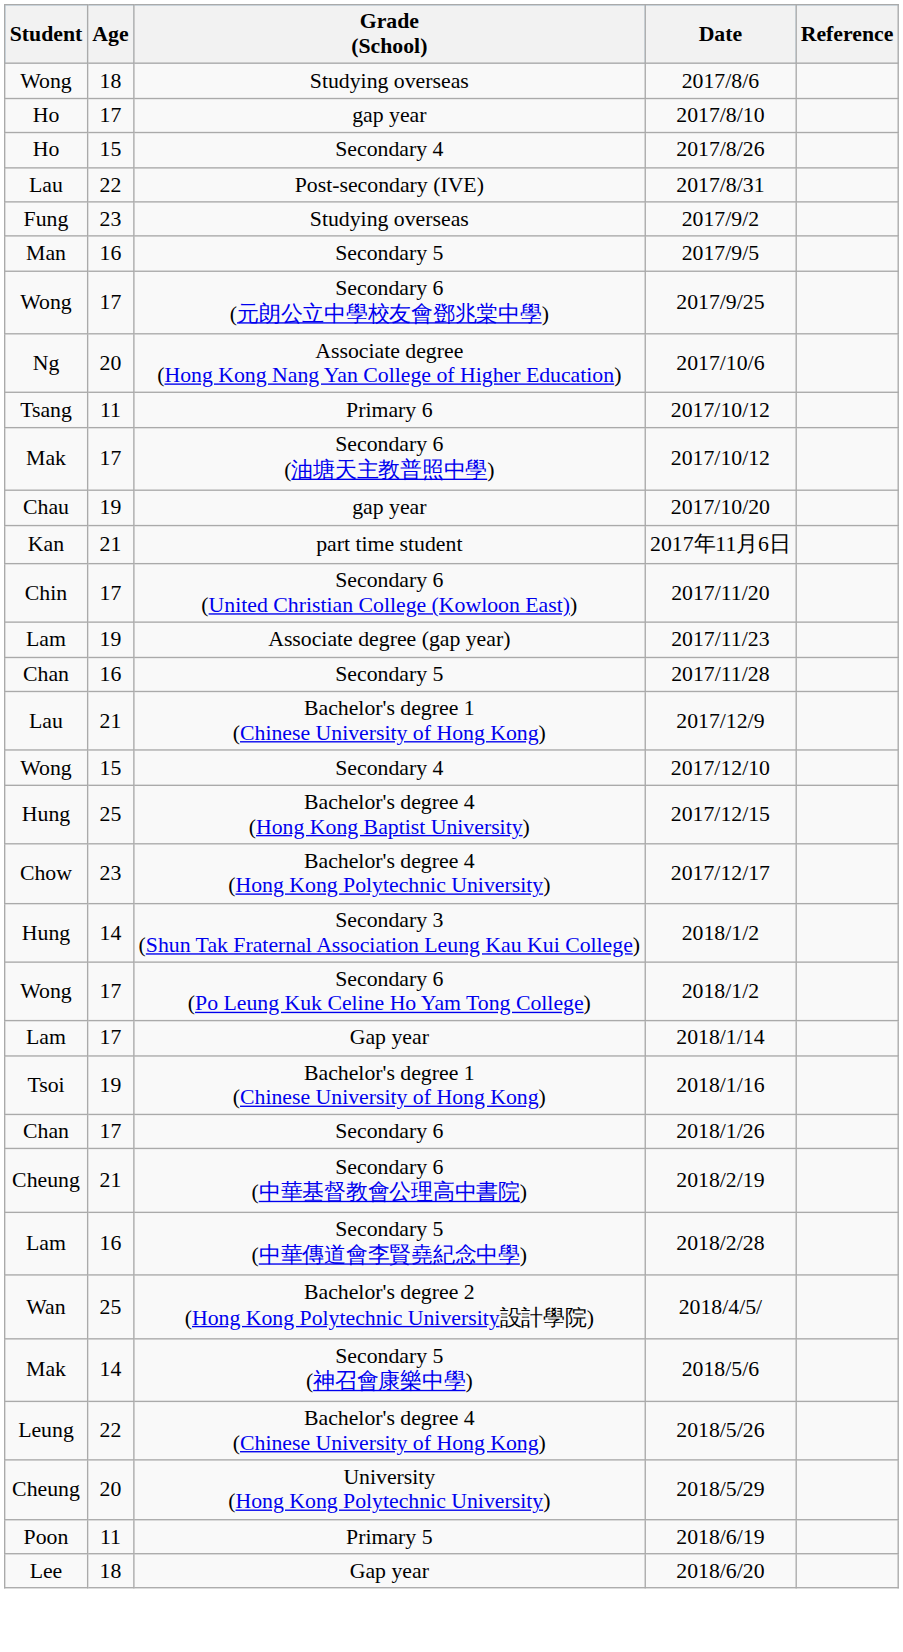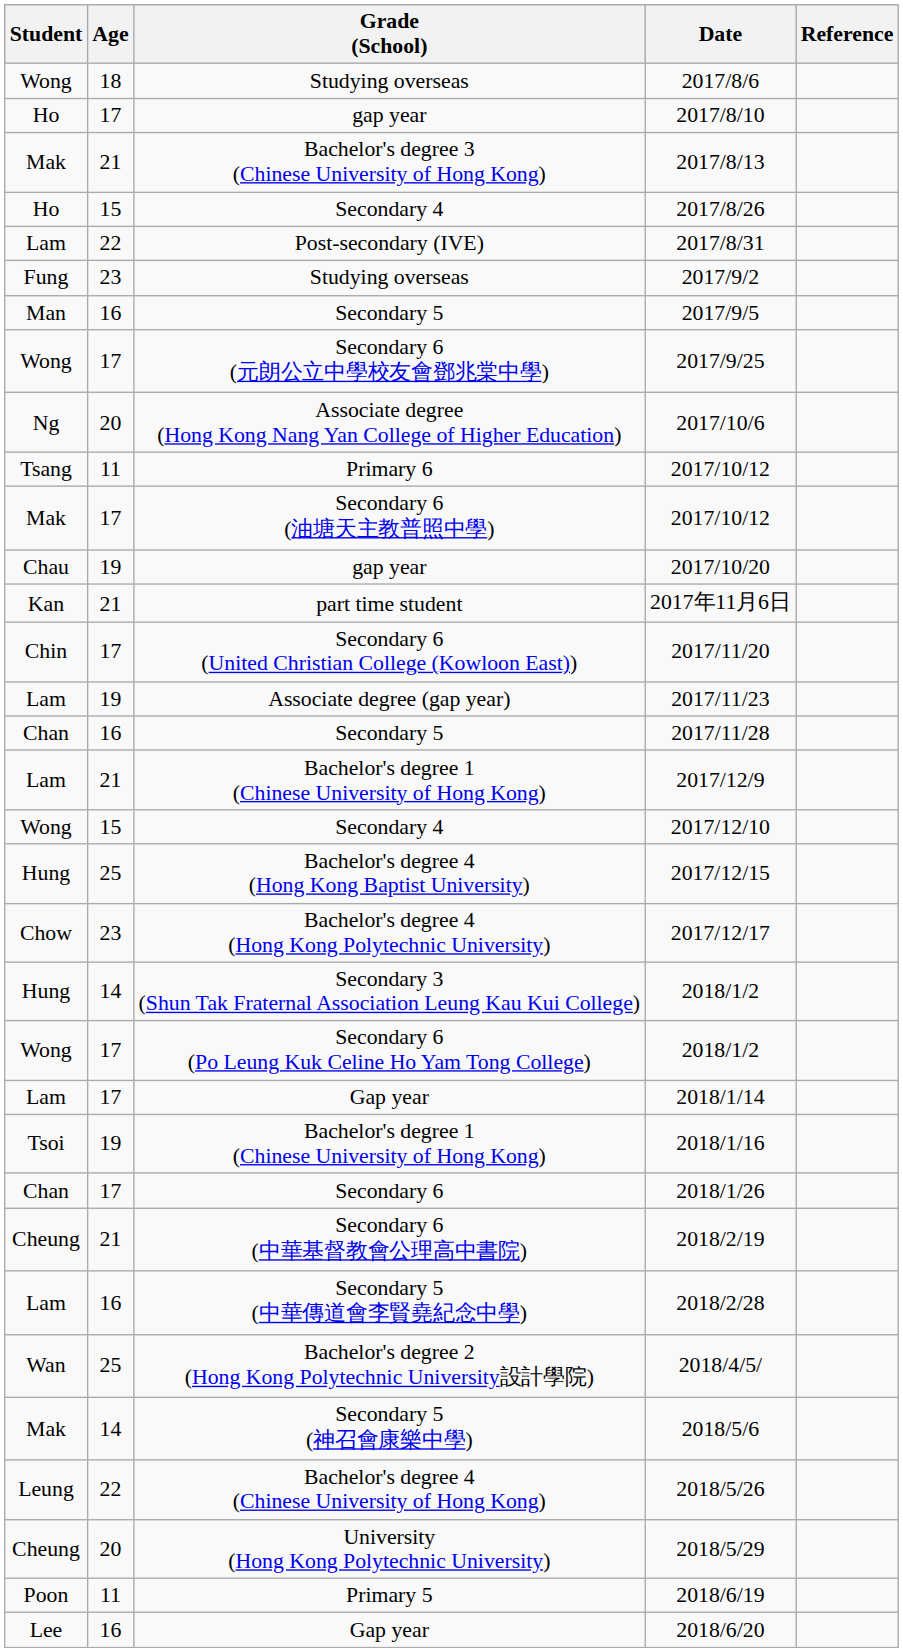+ row: (389, 162)
(46, 184) Lau -> (46, 243) Lam
(46, 720) Lau -> (46, 779) Lam
(110, 1570) 18 -> (110, 1629) 16
